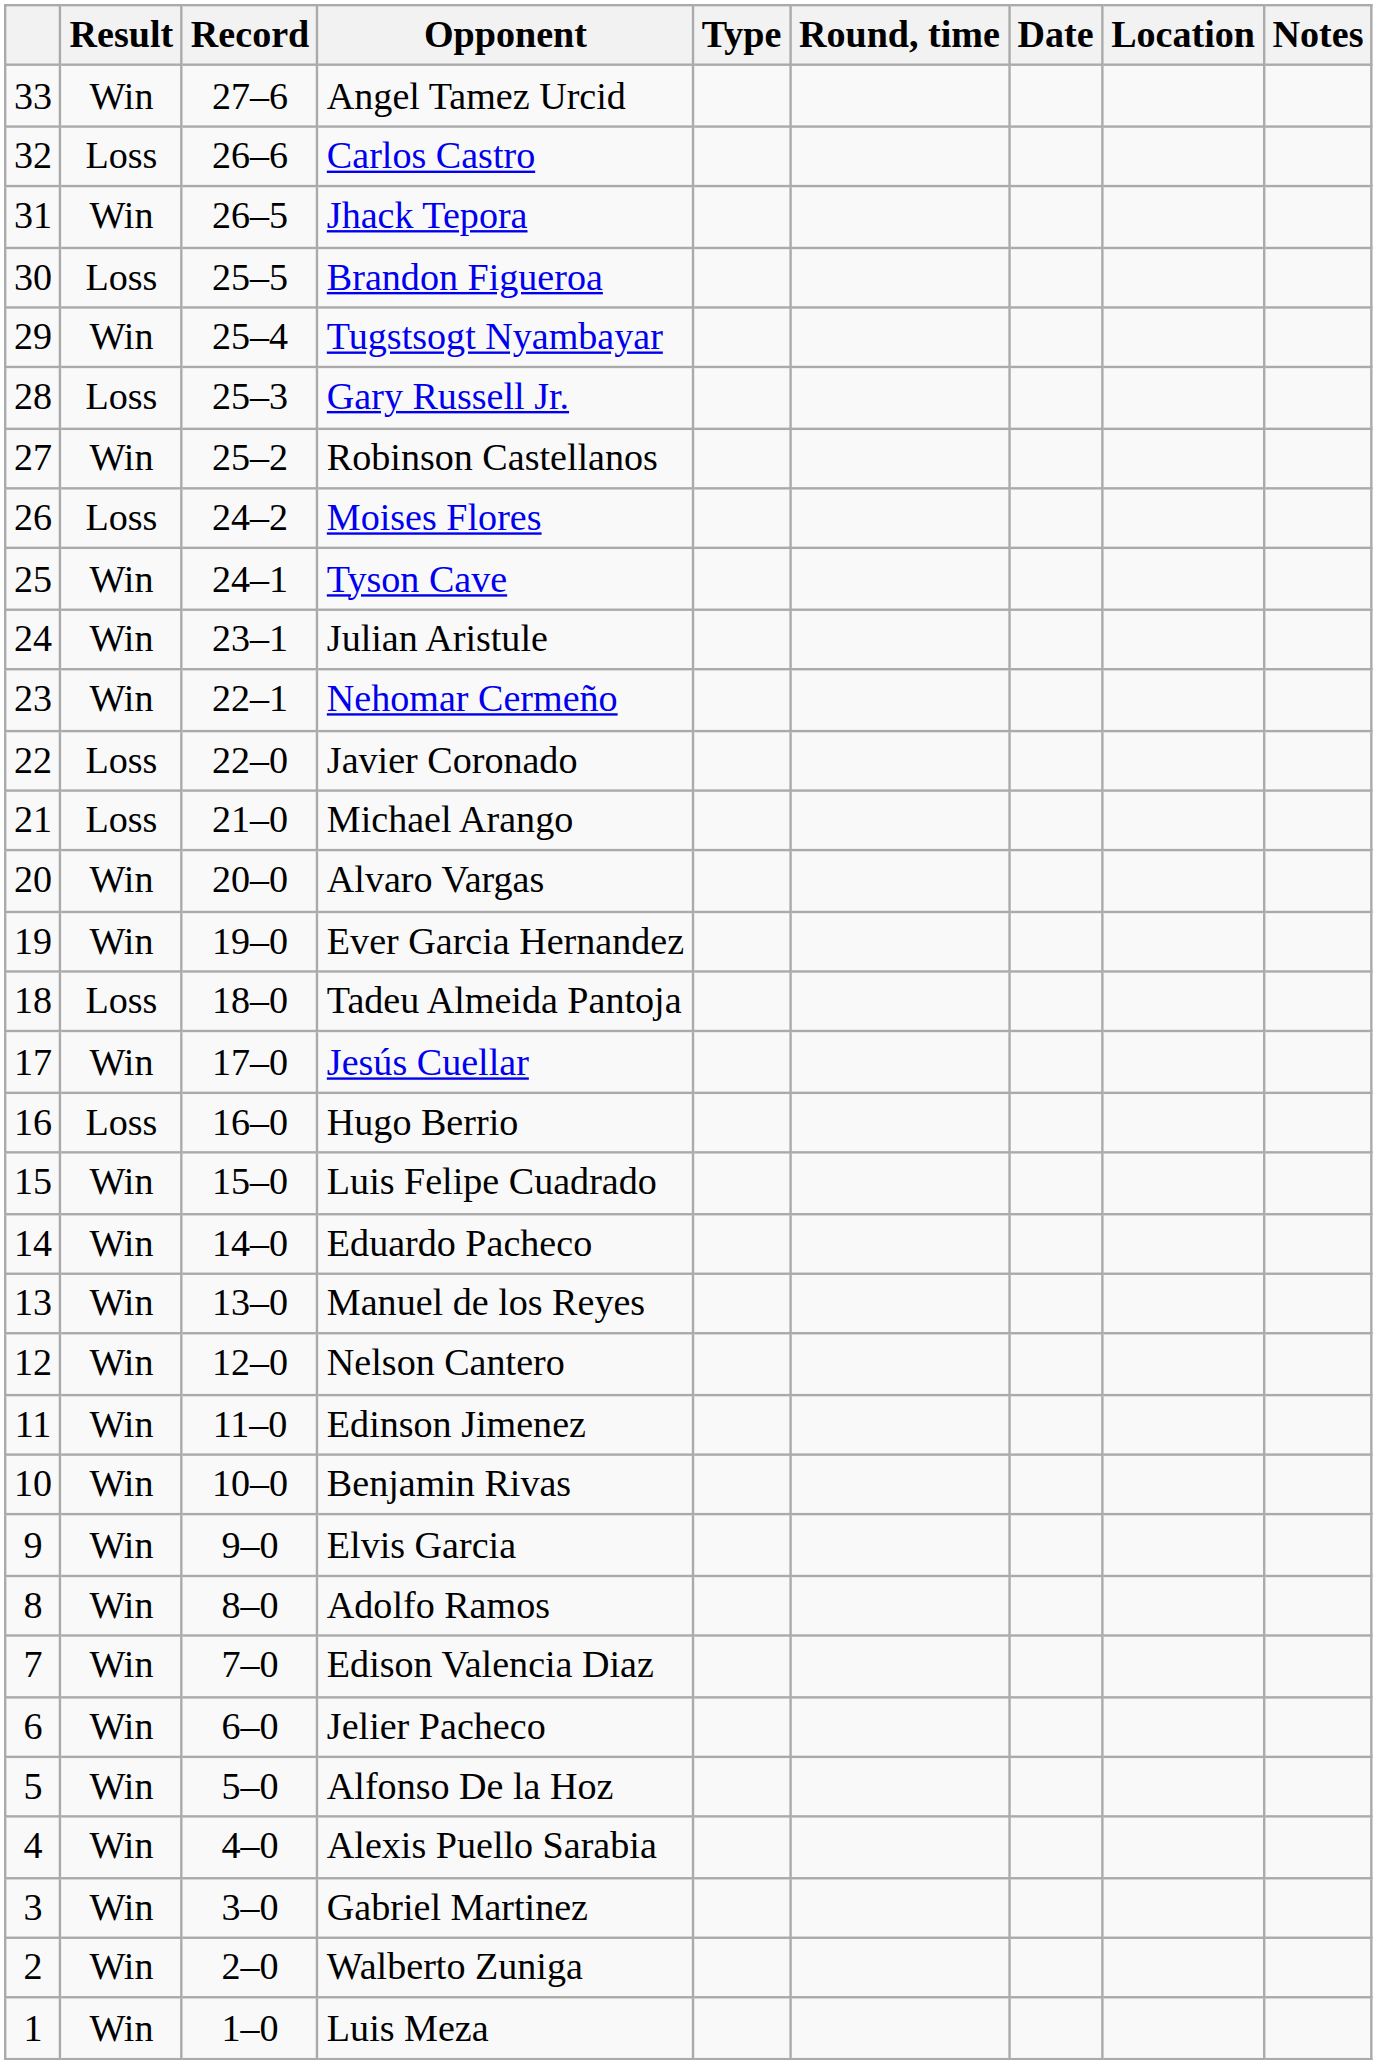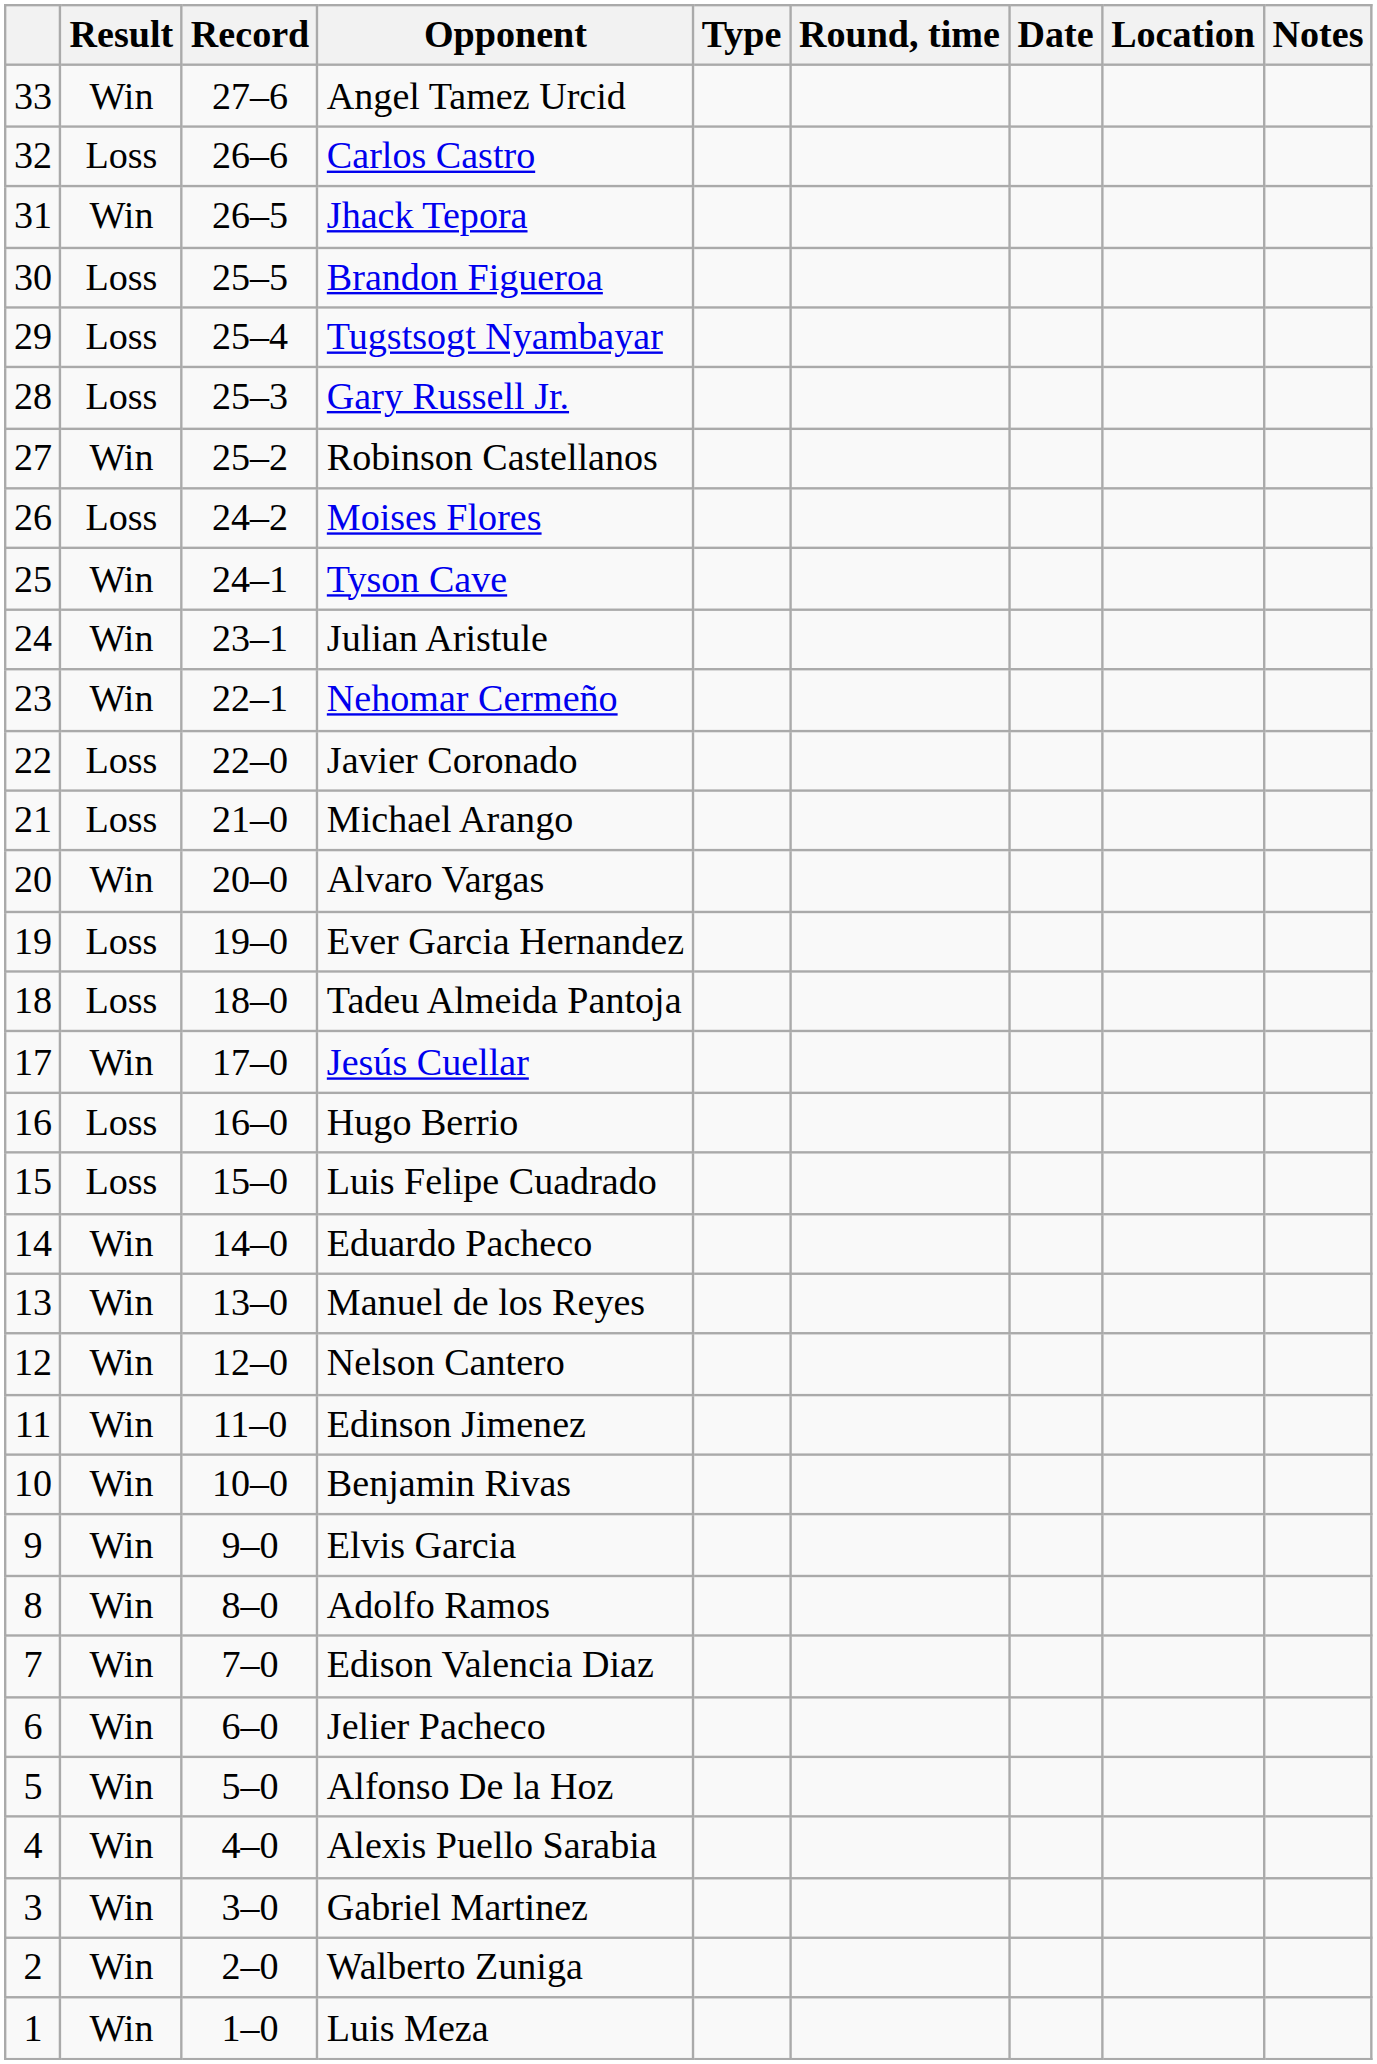(121, 336) Win -> (121, 336) Loss
(121, 940) Win -> (121, 940) Loss
(121, 1182) Win -> (121, 1182) Loss
